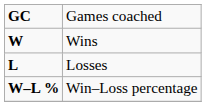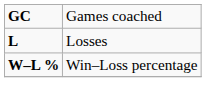- row: (82, 40)
